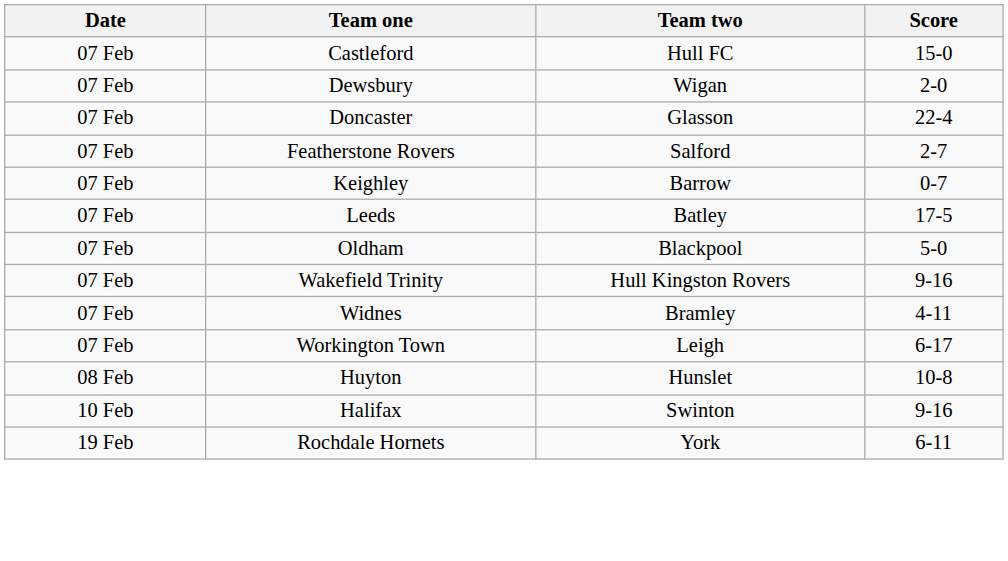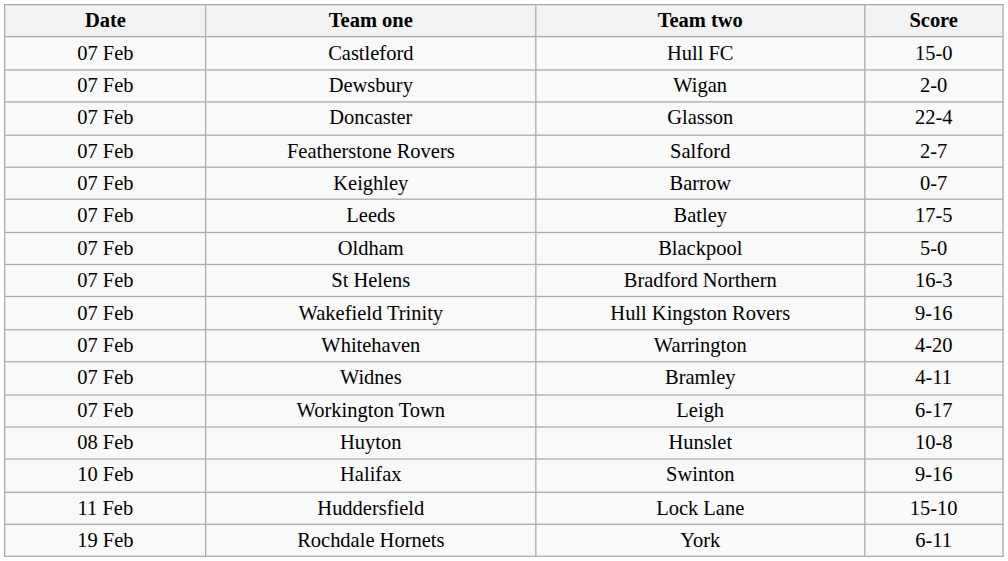+ row: (371, 280)
+ row: (371, 345)
+ row: (371, 507)
